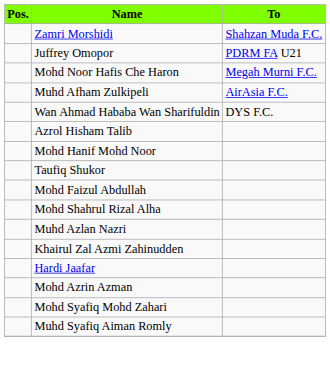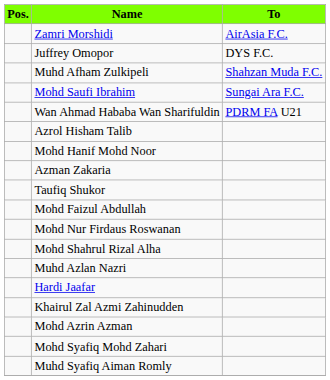(274, 33) Shahzan Muda F.C. -> (257, 33) AirAsia F.C.
(264, 53) PDRM FA U21 -> (249, 53) DYS F.C.
- row: (107, 72)
(257, 92) AirAsia F.C. -> (274, 72) Shahzan Muda F.C.
+ row: (85, 92)
(249, 111) DYS F.C. -> (264, 111) PDRM FA U21
+ row: (73, 170)
+ row: (108, 229)
rows swapped: (65, 268) <-> (109, 248)
